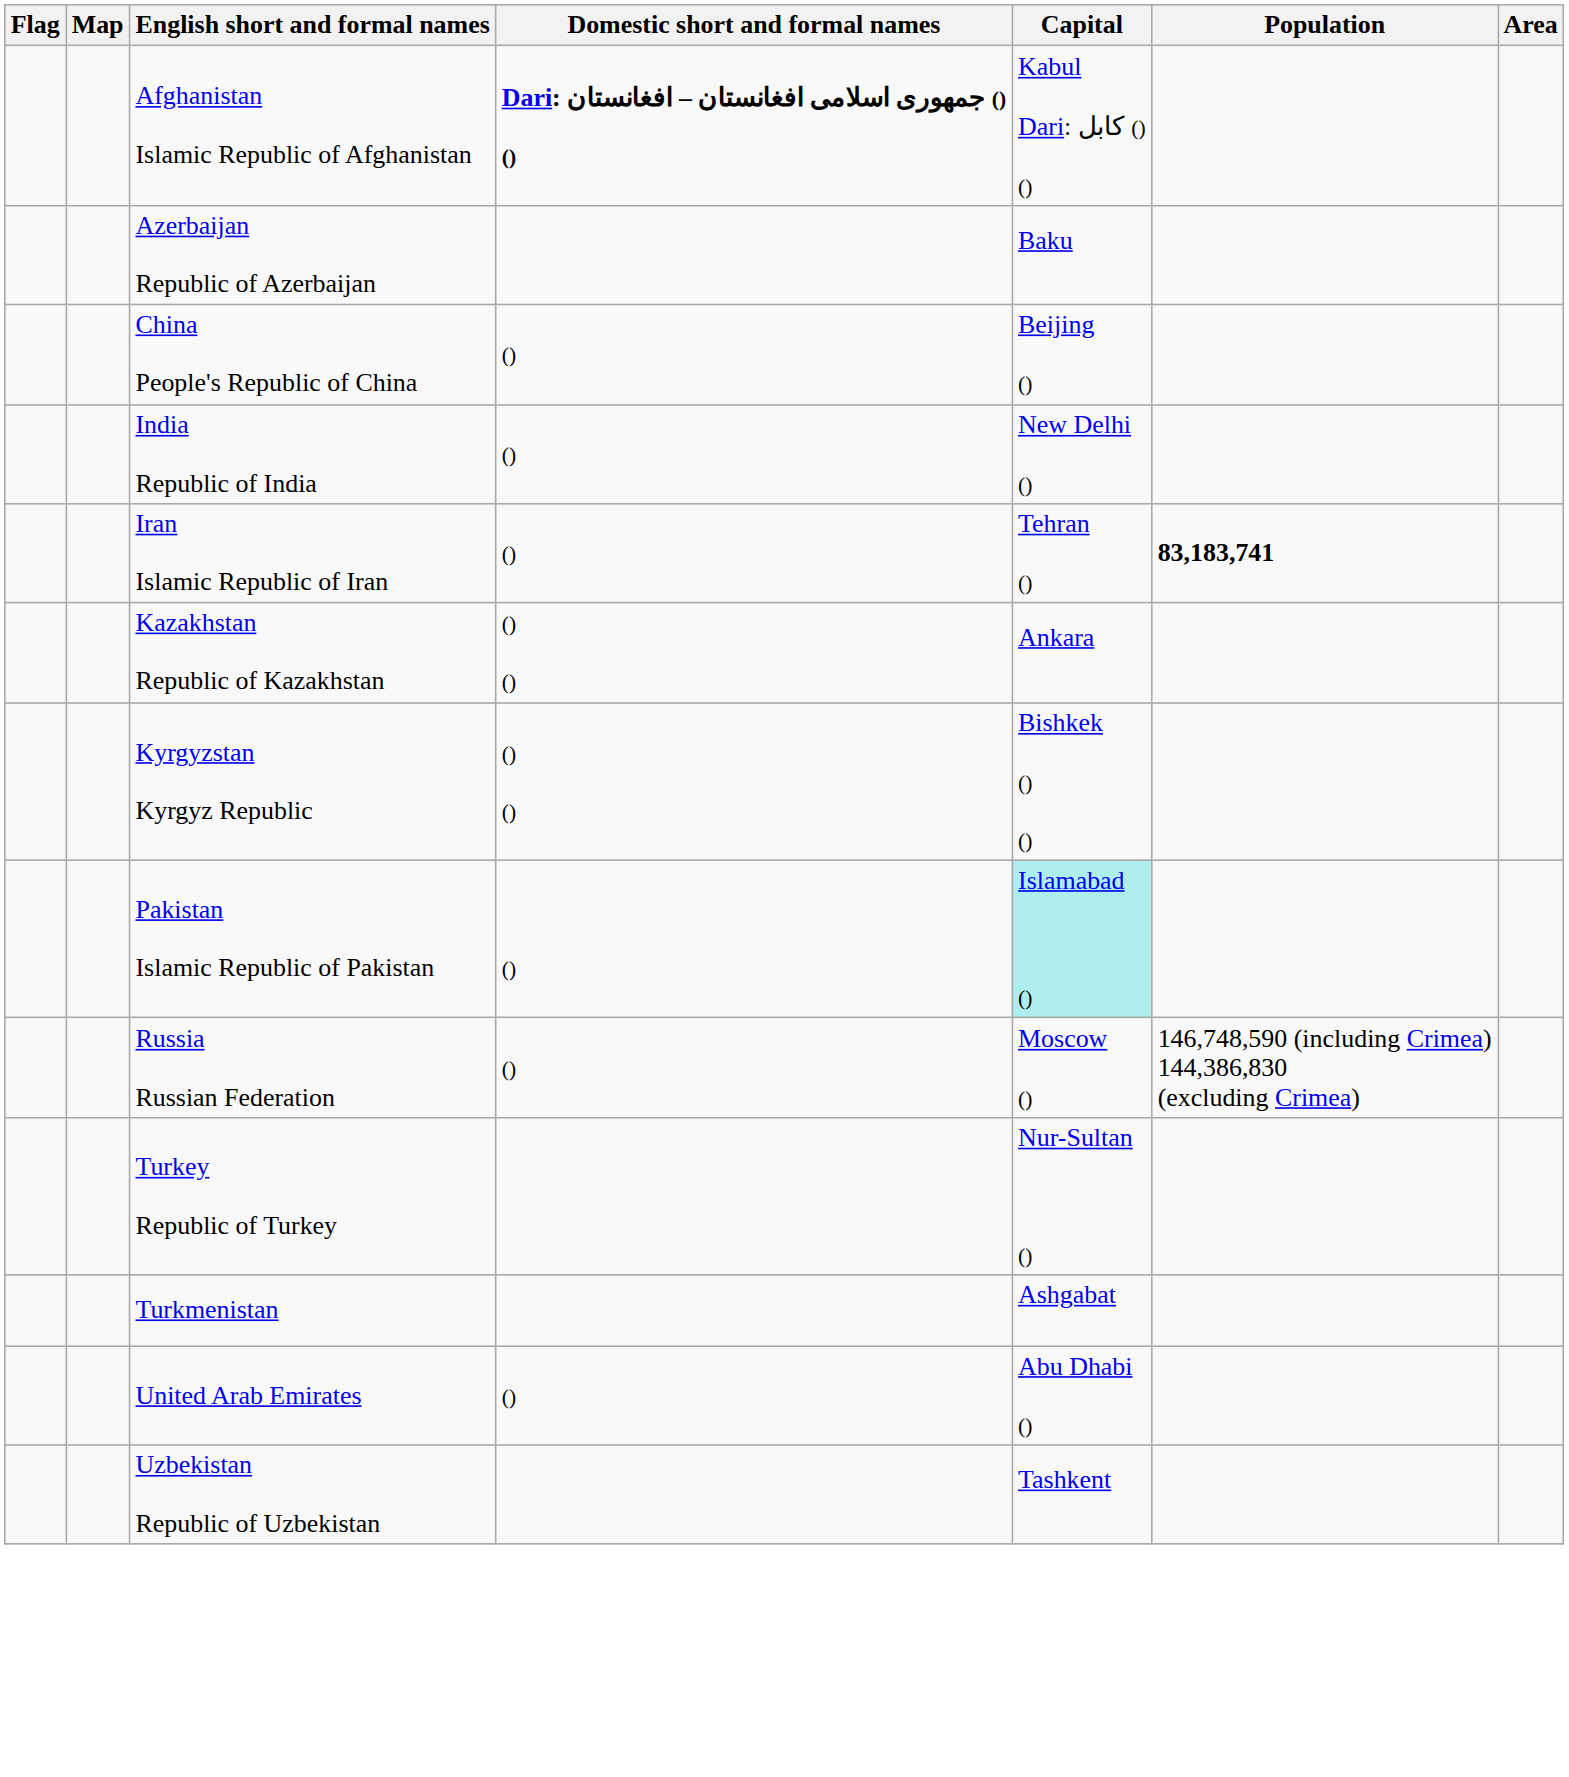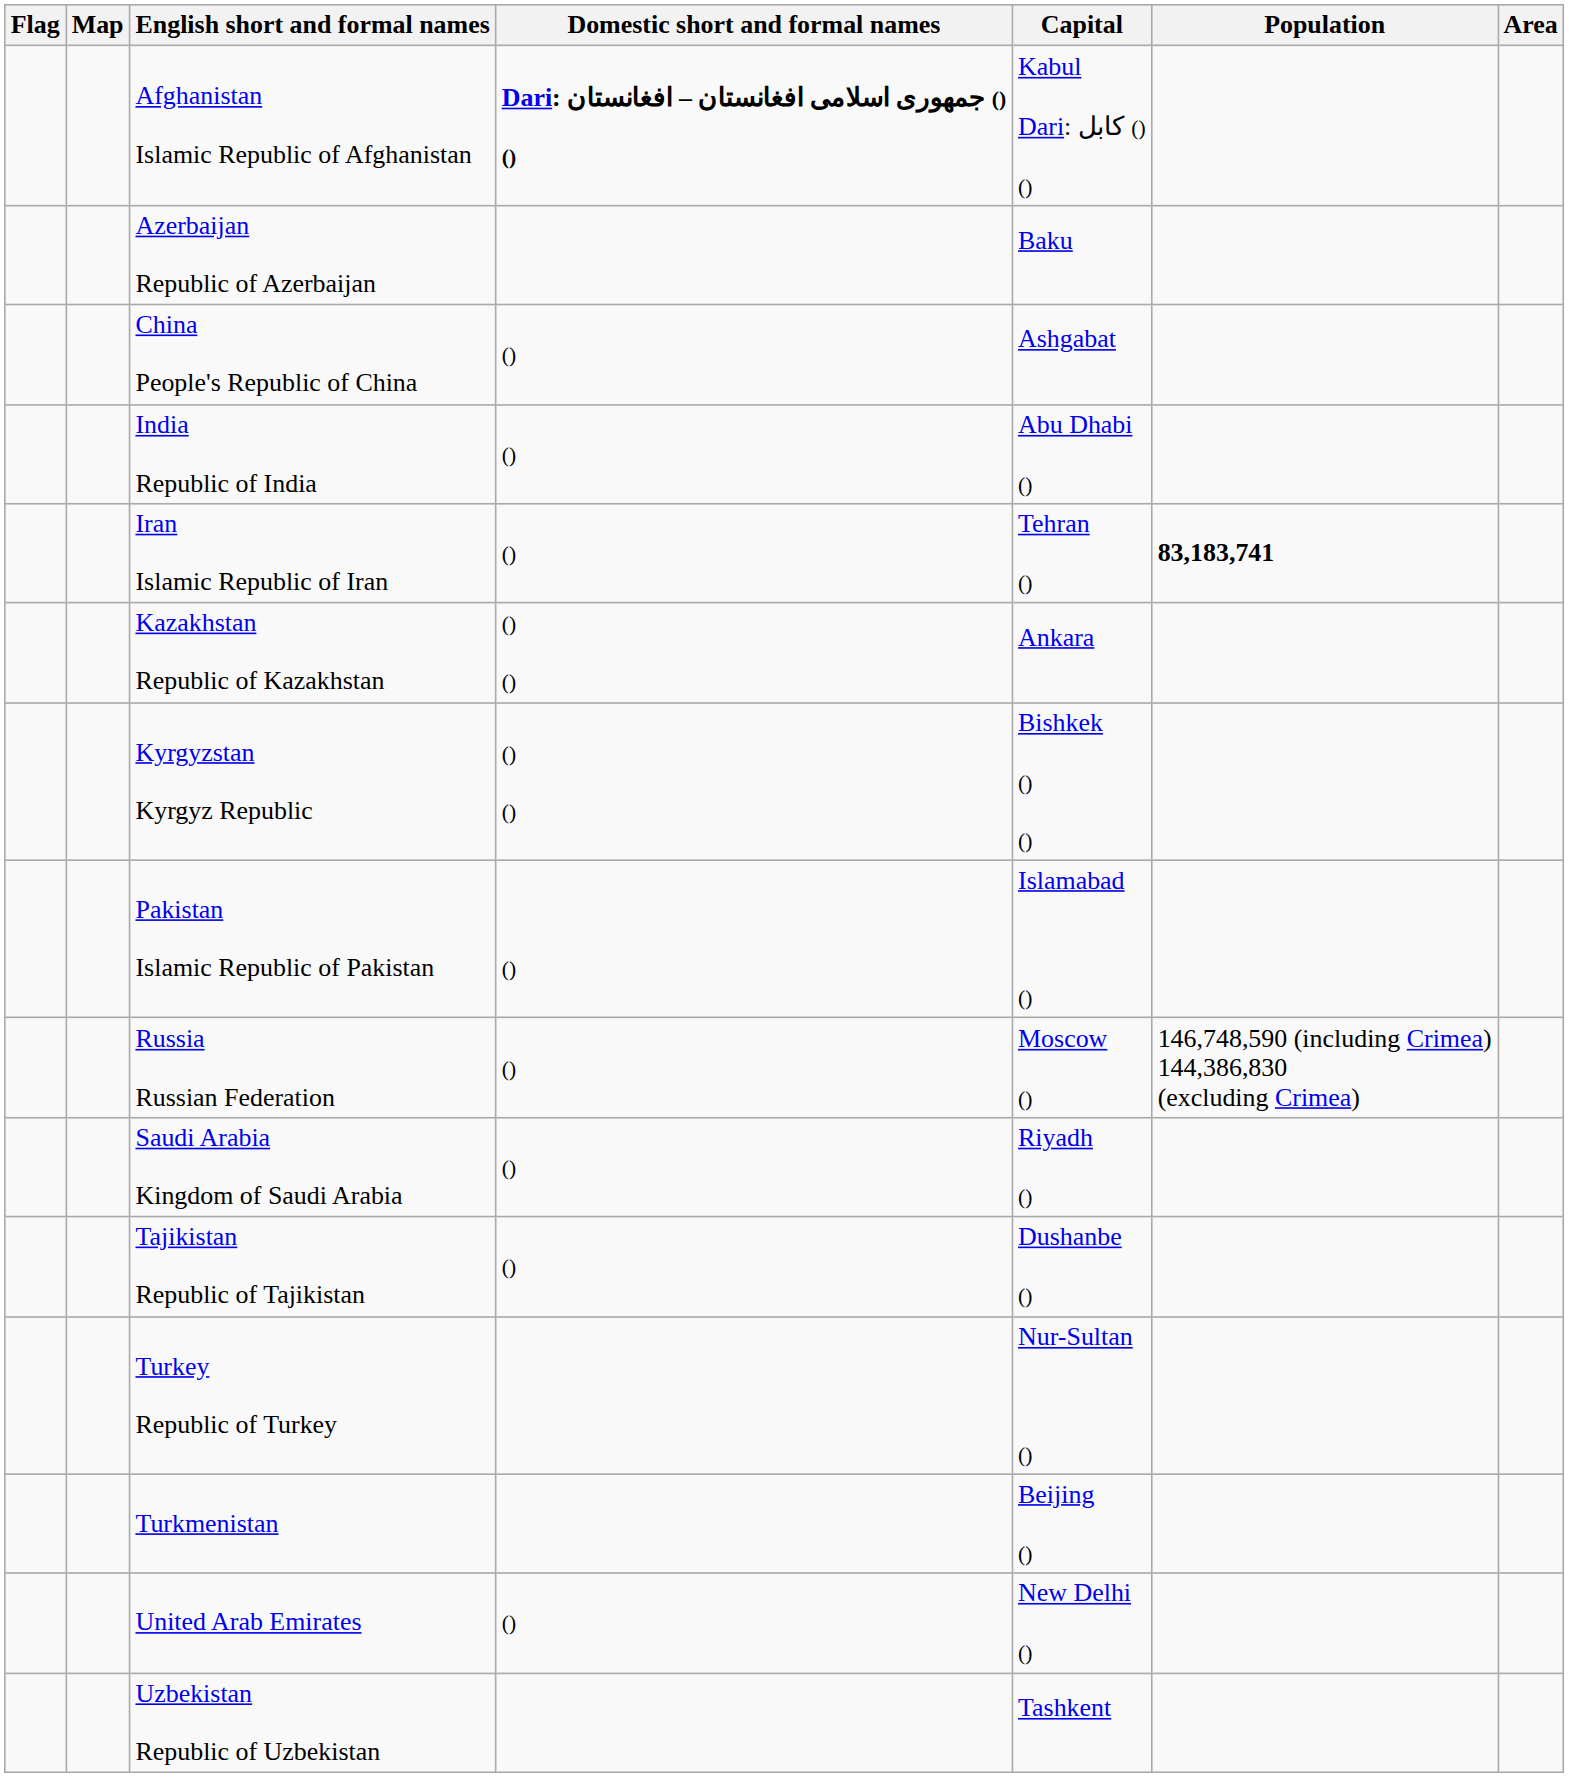(1056, 354) Beijing () -> (1067, 339) Ashgabat
(1075, 453) New Delhi () -> (1075, 453) Abu Dhabi ()
(1071, 938) paleturquoise background -> (1071, 938) no background
+ row: (269, 1166)
+ row: (250, 1266)
(1067, 1295) Ashgabat -> (1056, 1523) Beijing ()
(1075, 1394) Abu Dhabi () -> (1075, 1622) New Delhi ()
